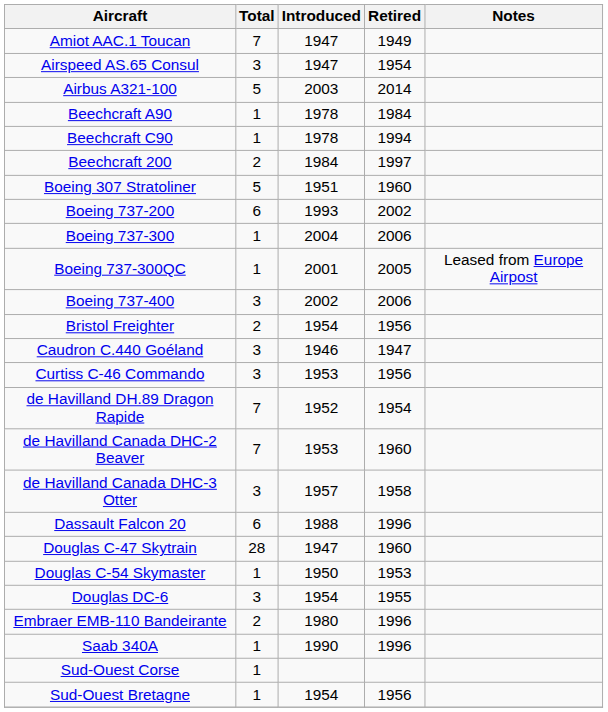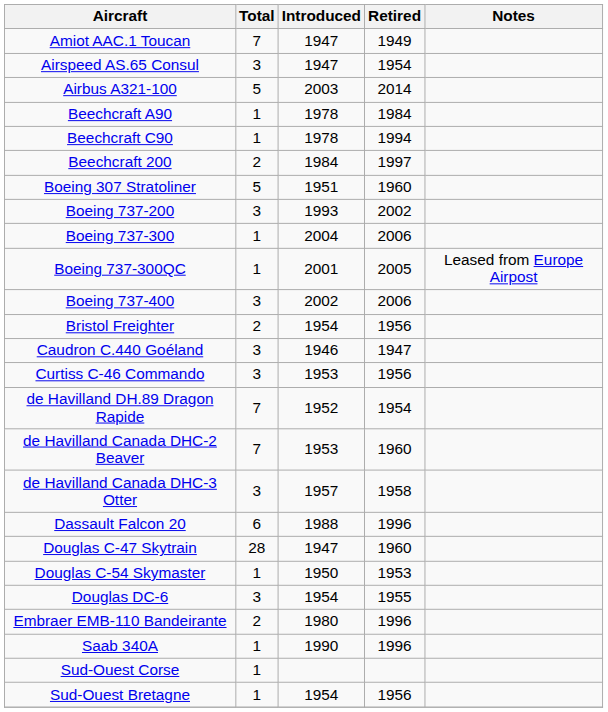(257, 211) 6 -> (257, 211) 3
